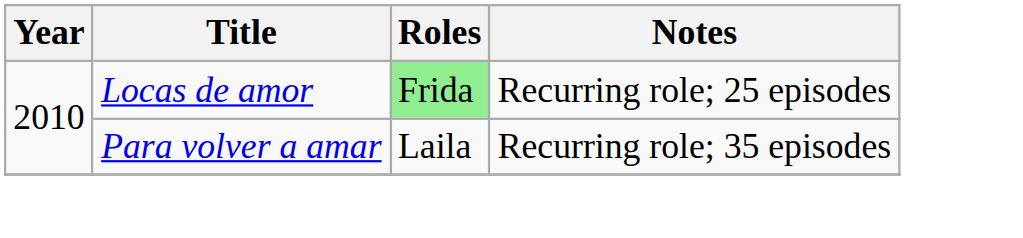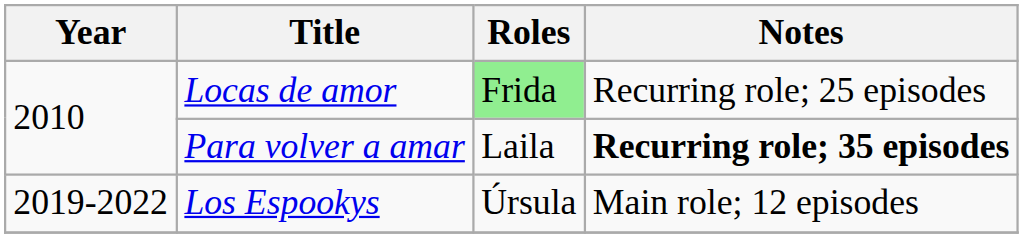(694, 145) normal -> (801, 145) bold
+ row: (282, 202)
